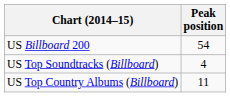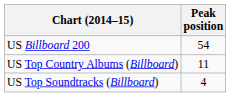rows swapped: (93, 82) <-> (83, 63)
